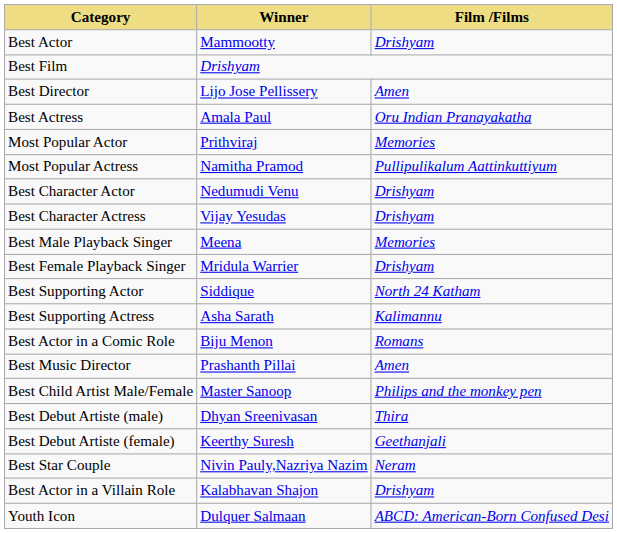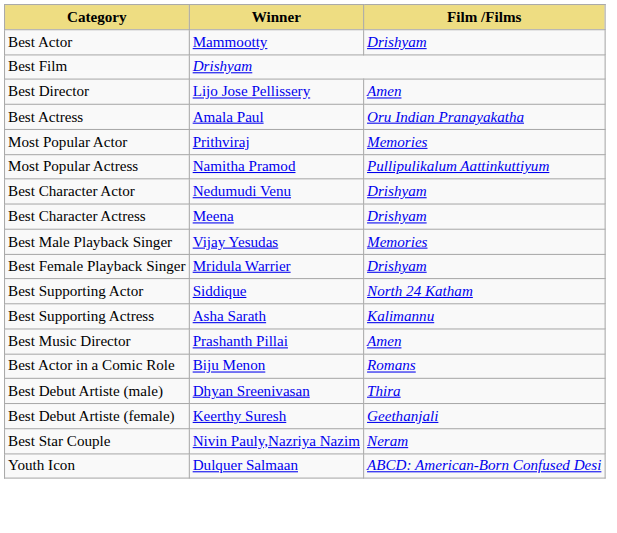(243, 216) Vijay Yesudas -> (213, 216) Meena
(221, 241) Meena -> (235, 241) Vijay Yesudas
rows swapped: (91, 341) <-> (69, 366)
- row: (101, 391)
- row: (92, 491)
